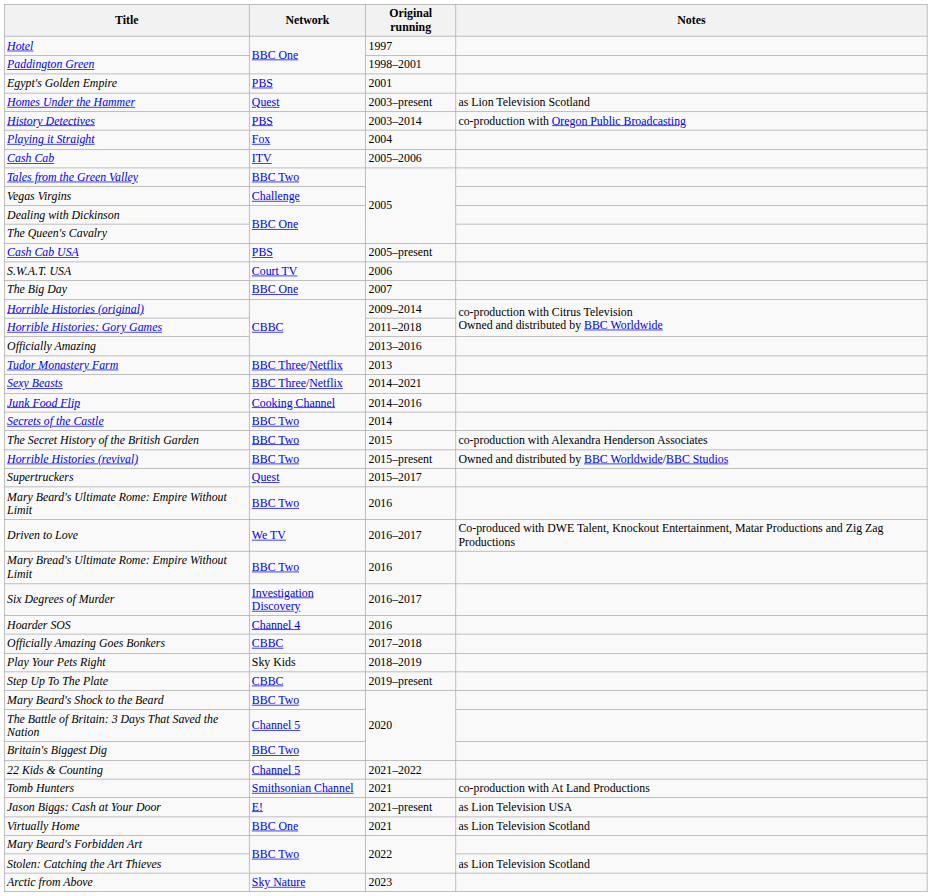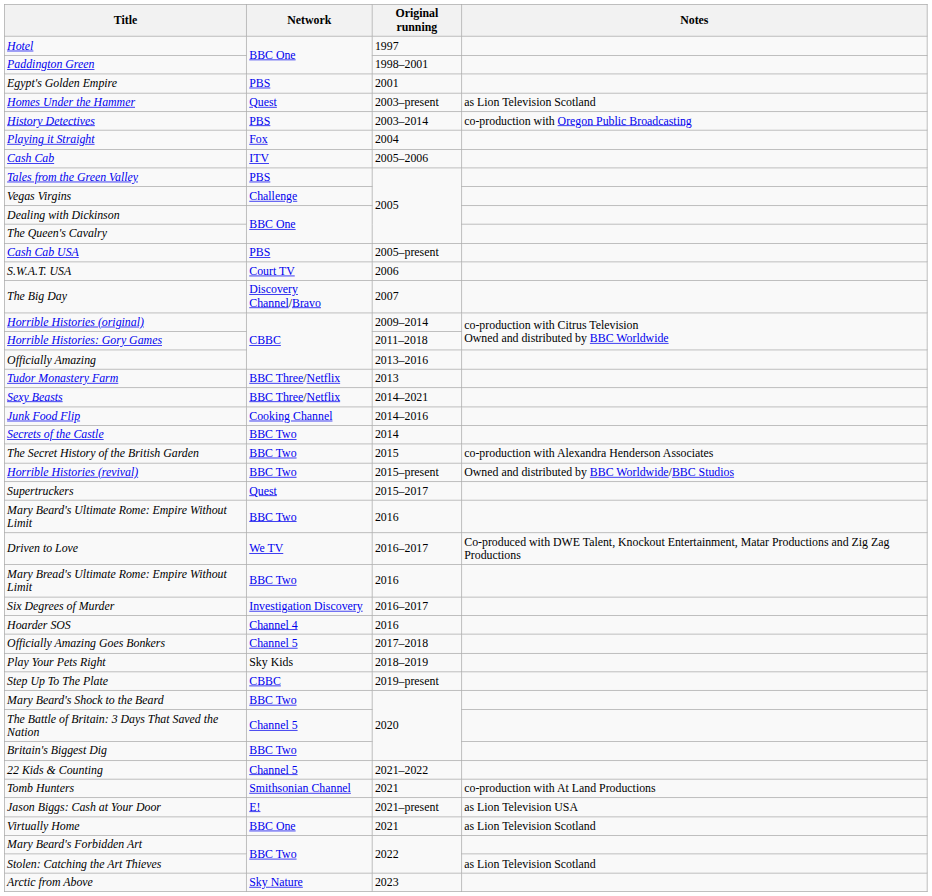(275, 177) BBC Two -> (260, 177) PBS
(275, 290) BBC One -> (285, 296) Discovery Channel/Bravo
(268, 643) CBBC -> (273, 643) Channel 5
